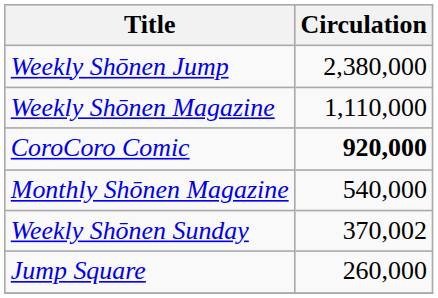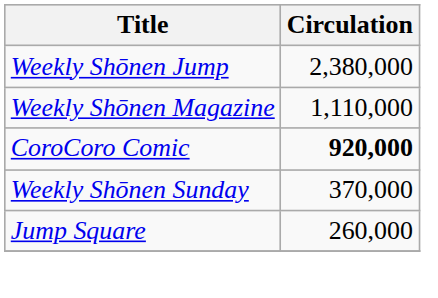- row: (150, 189)
(385, 230) 370,002 -> (371, 189) 370,000
